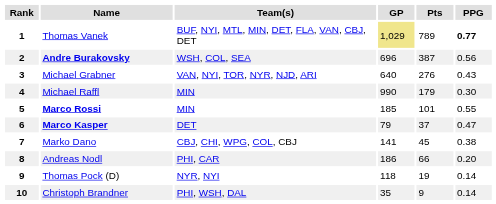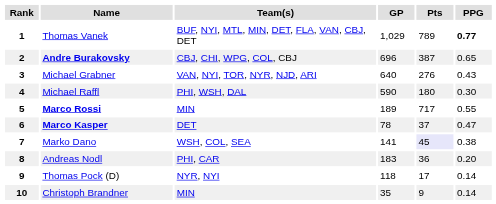(392, 35) khaki background -> (392, 35) no background
(214, 57) WSH, COL, SEA -> (237, 57) CBJ, CHI, WPG, COL, CBJ
(467, 57) 0.56 -> (467, 57) 0.65
(186, 91) MIN -> (212, 91) PHI, WSH, DAL
(388, 91) 990 -> (388, 91) 590
(427, 91) 179 -> (427, 91) 180
(388, 108) 185 -> (388, 108) 189
(427, 108) 101 -> (427, 108) 717
(386, 125) 79 -> (386, 125) 78
(237, 142) CBJ, CHI, WPG, COL, CBJ -> (214, 142) WSH, COL, SEA
(424, 142) no background -> (424, 142) lavender background
(388, 159) 186 -> (388, 159) 183
(424, 159) 66 -> (424, 159) 36
(424, 176) 19 -> (424, 176) 17
(212, 192) PHI, WSH, DAL -> (186, 192) MIN
